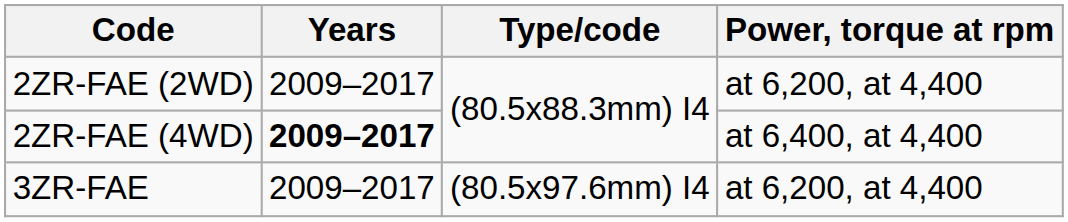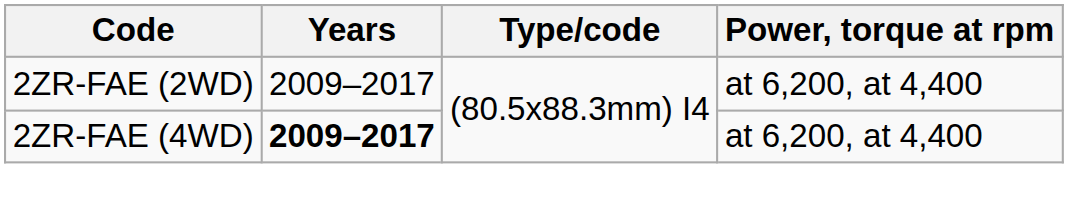(854, 135) at 6,400, at 4,400 -> (854, 135) at 6,200, at 4,400
- row: (81, 188)
